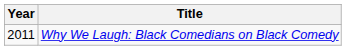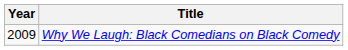(21, 34) 2011 -> (22, 34) 2009
